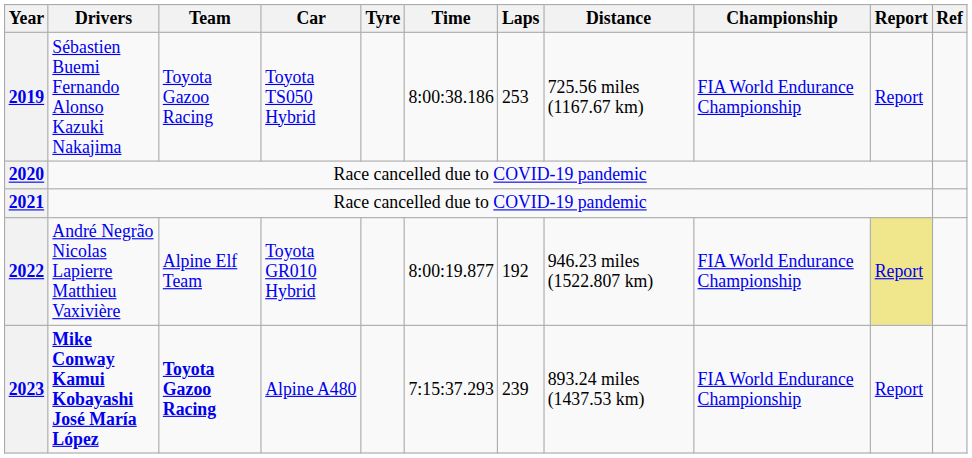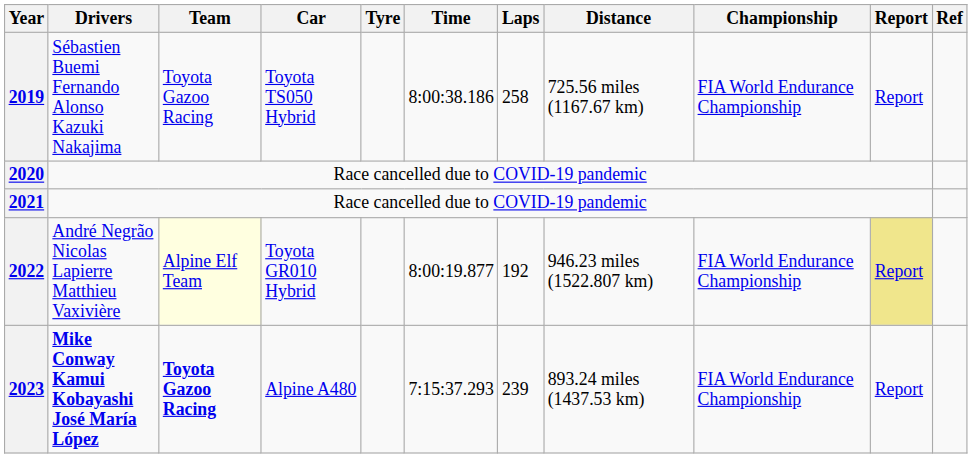(515, 96) 253 -> (515, 96) 258
(200, 271) no background -> (200, 271) lightyellow background
